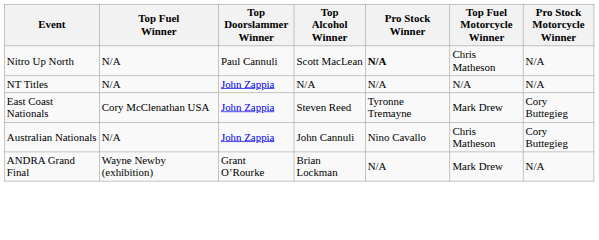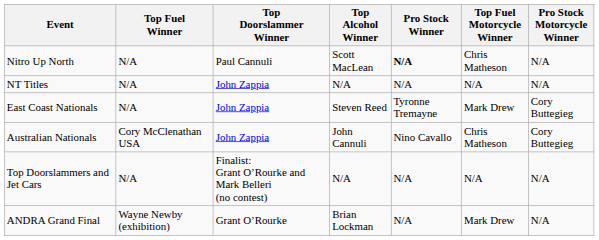(156, 107) Cory McClenathan USA -> (128, 107) N/A
(111, 137) N/A -> (160, 137) Cory McClenathan USA
+ row: (58, 178)
